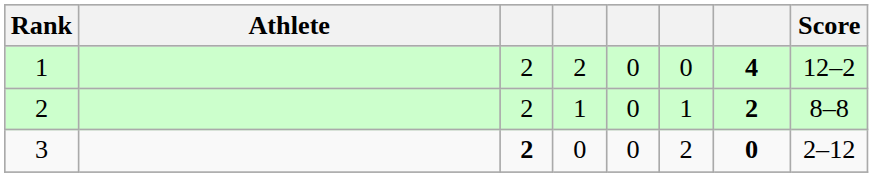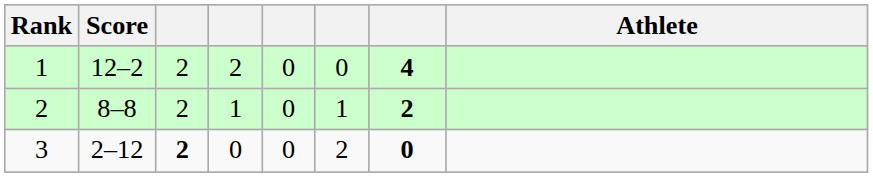columns swapped: (289, 25) <-> (829, 25)
